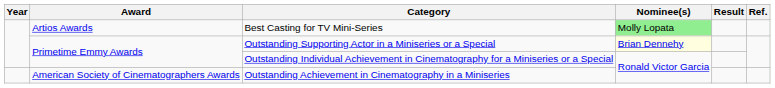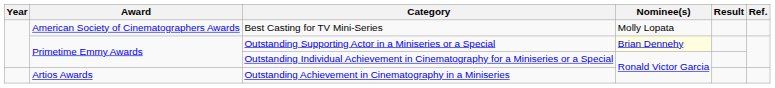(62, 28) Artios Awards -> (136, 28) American Society of Cinematographers Awards
(646, 28) lightgreen background -> (646, 28) no background
(136, 75) American Society of Cinematographers Awards -> (62, 75) Artios Awards
